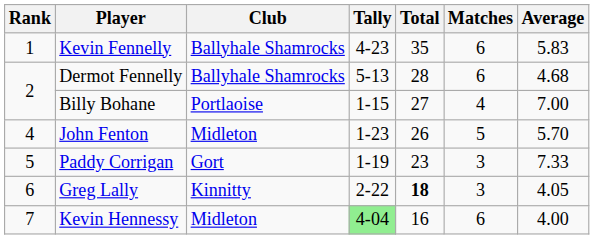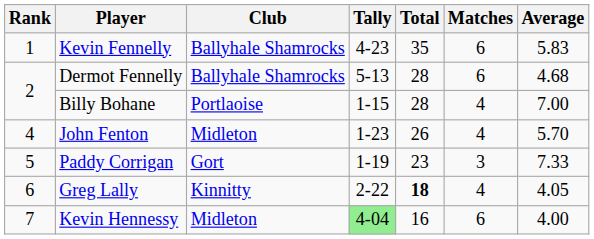(420, 104) 27 -> (420, 104) 28
(480, 133) 5 -> (480, 133) 4
(480, 190) 3 -> (480, 190) 4
